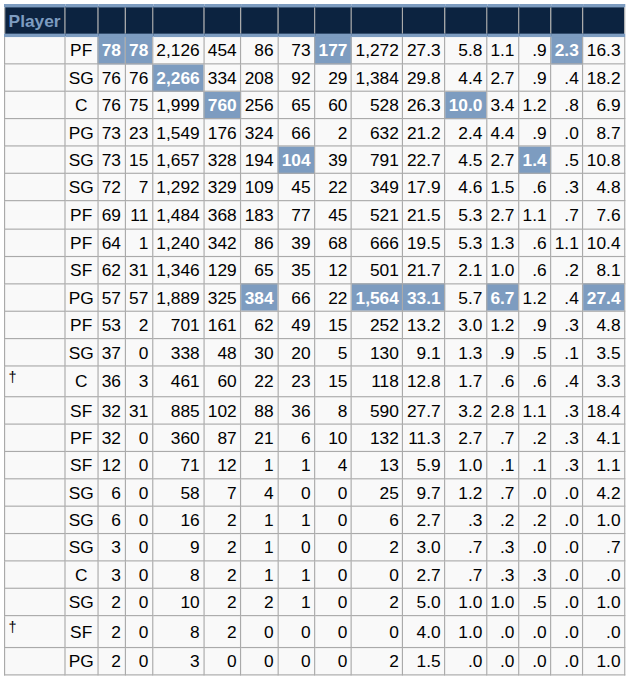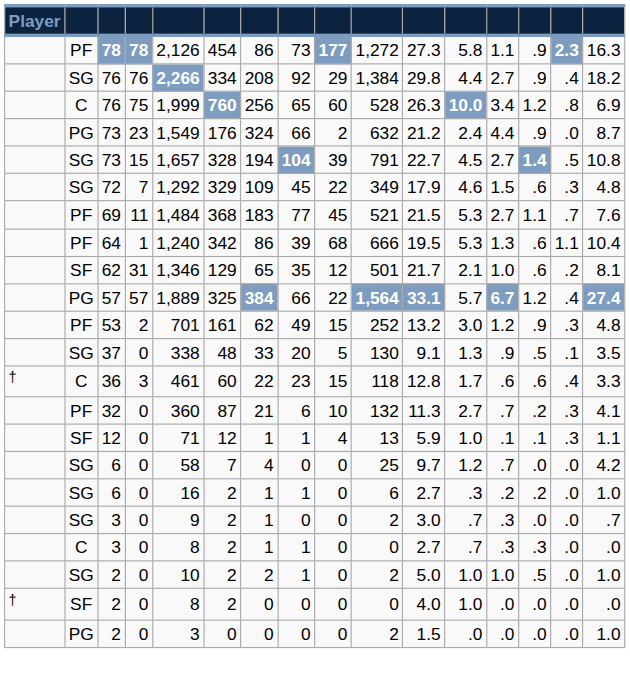(264, 352) 30 -> (264, 352) 33
- row: (81, 411)
